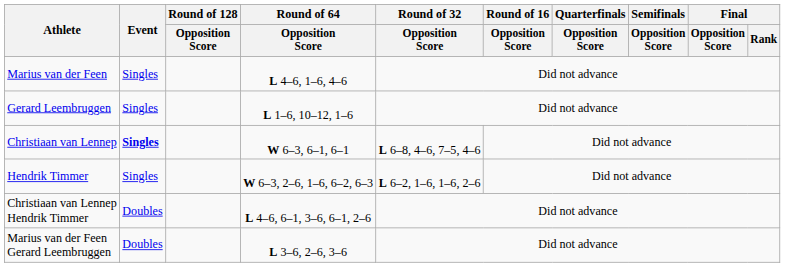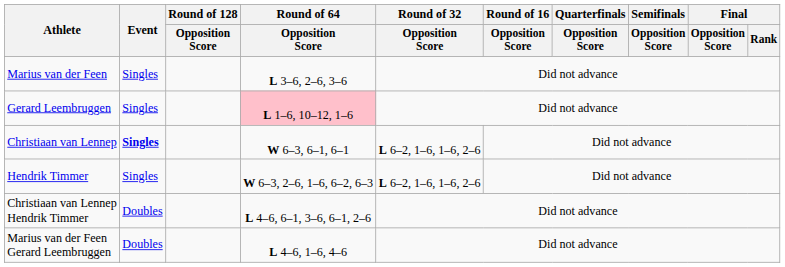(308, 81) L 4–6, 1–6, 4–6 -> (308, 81) L 3–6, 2–6, 3–6
(308, 115) no background -> (308, 115) pink background
(430, 149) L 6–8, 4–6, 7–5, 4–6 -> (430, 149) L 6–2, 1–6, 1–6, 2–6
(308, 252) L 3–6, 2–6, 3–6 -> (308, 252) L 4–6, 1–6, 4–6
